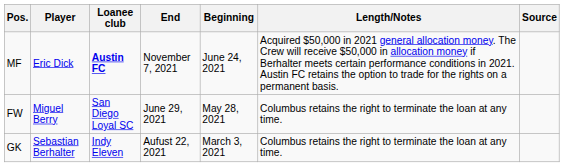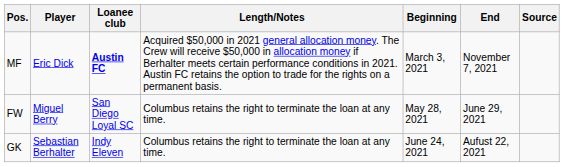columns swapped: (389, 18) <-> (170, 18)
(222, 63) June 24, 2021 -> (425, 63) March 3, 2021
(222, 147) March 3, 2021 -> (425, 147) June 24, 2021
